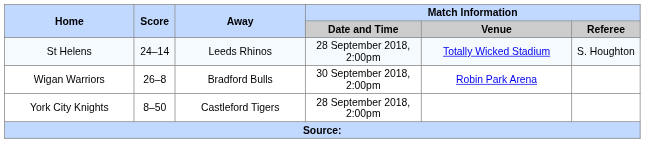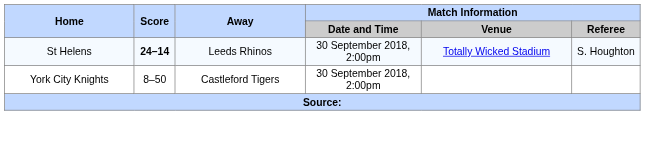(155, 52) normal -> (155, 52) bold
(363, 52) 28 September 2018, 2:00pm -> (363, 52) 30 September 2018, 2:00pm
- row: (69, 80)
(363, 108) 28 September 2018, 2:00pm -> (363, 80) 30 September 2018, 2:00pm
